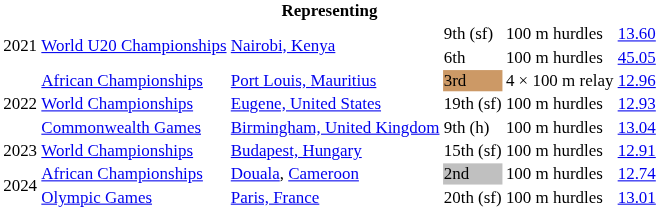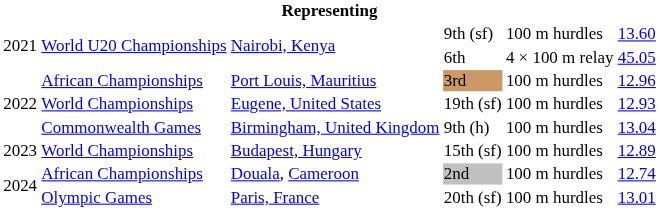(554, 57) 100 m hurdles -> (560, 57) 4 × 100 m relay
(560, 80) 4 × 100 m relay -> (554, 80) 100 m hurdles
(637, 150) 12.91 -> (637, 150) 12.89
